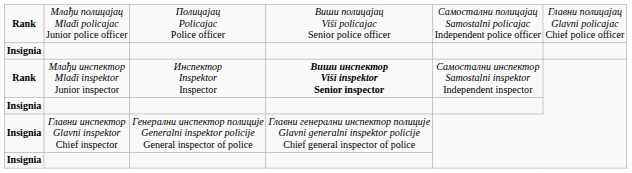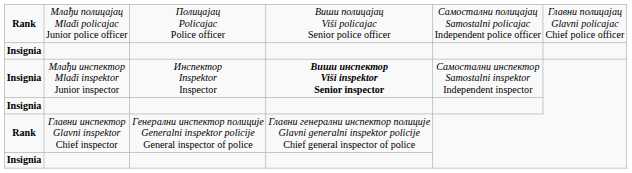(24, 78) Rank -> (24, 78) Insignia
(24, 133) Insignia -> (24, 133) Rank
